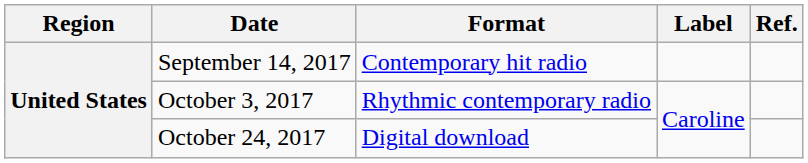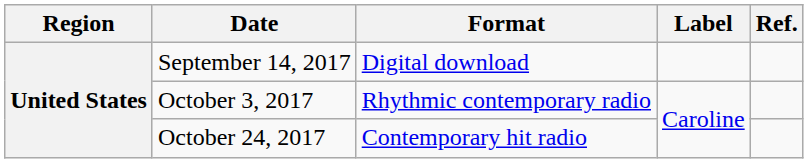(474, 61) Contemporary hit radio -> (445, 61) Digital download
(445, 137) Digital download -> (474, 137) Contemporary hit radio
